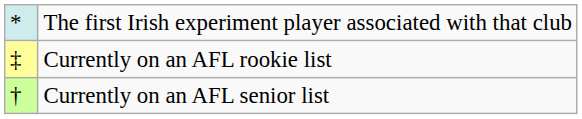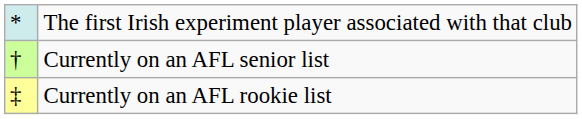rows swapped: (186, 95) <-> (188, 58)
